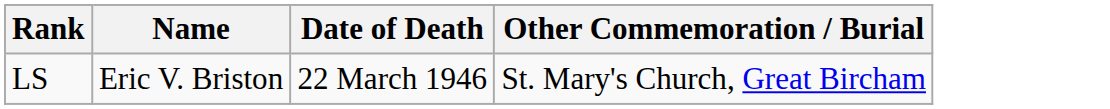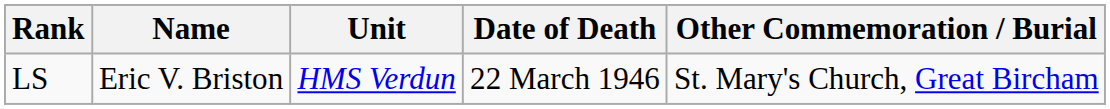+ column: (377, 29)
